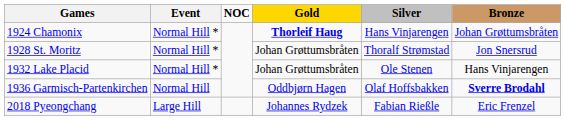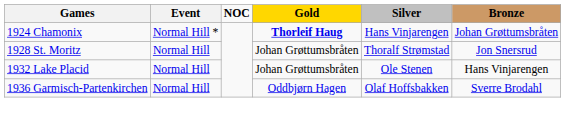(186, 50) Normal Hill * -> (181, 50) Normal Hill
(186, 69) Normal Hill * -> (181, 69) Normal Hill
(506, 87) bold -> (506, 87) normal
- row: (52, 106)
